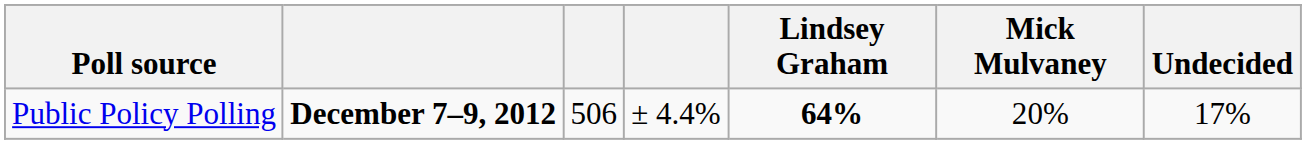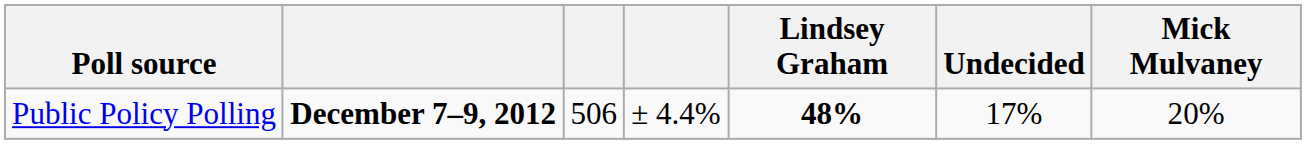columns swapped: (1040, 46) <-> (1222, 64)
(832, 113) 64% -> (832, 113) 48%
